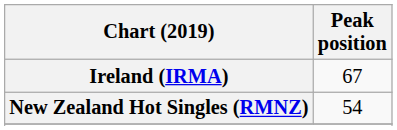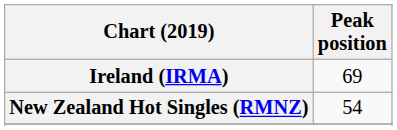(352, 75) 67 -> (352, 75) 69
